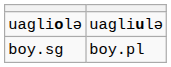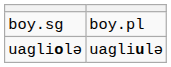rows swapped: (45, 24) <-> (36, 49)
